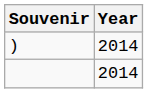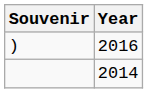(118, 46) 2014 -> (118, 46) 2016
